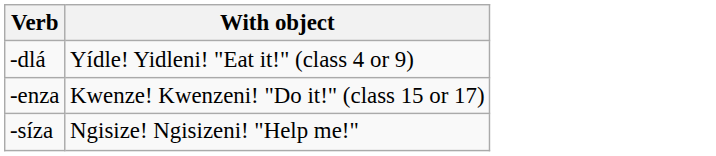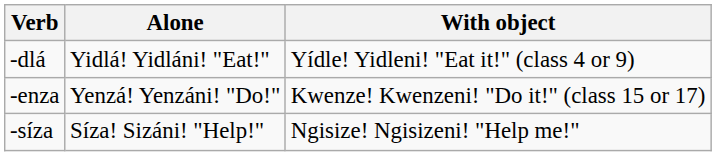+ column: (175, 22)
